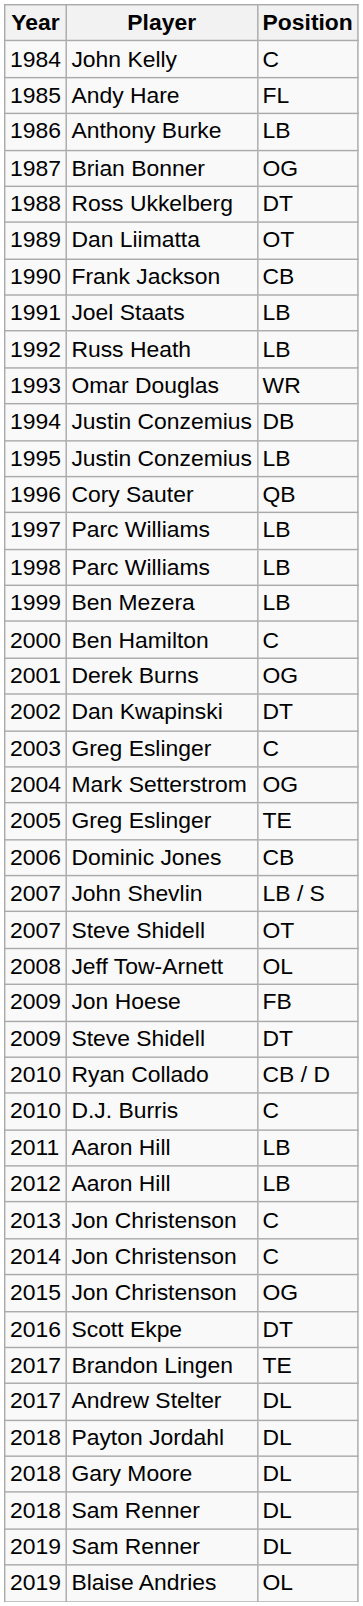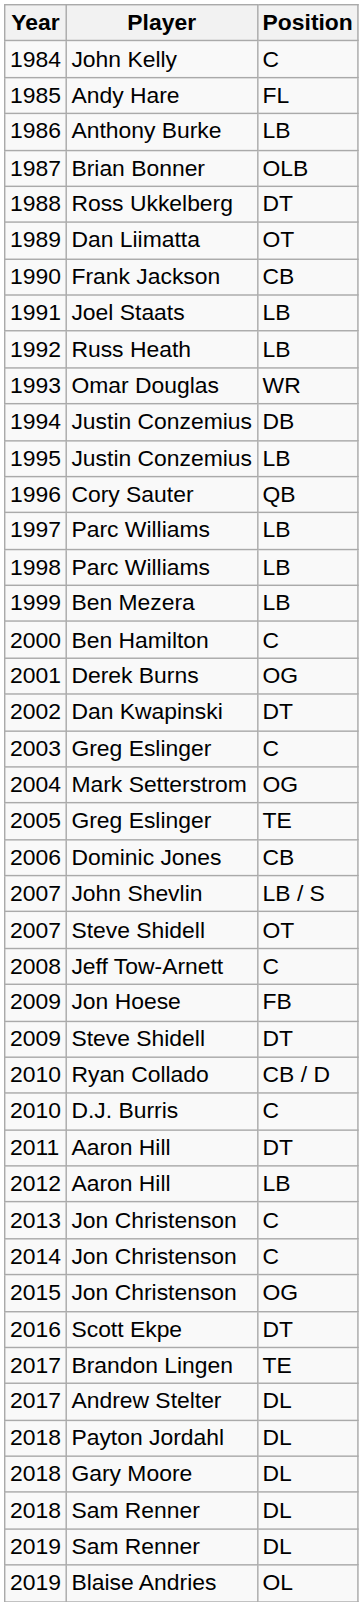(280, 167) OG -> (285, 167) OLB
(278, 966) OL -> (271, 966) C
(277, 1147) LB -> (278, 1147) DT
